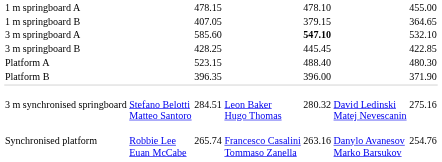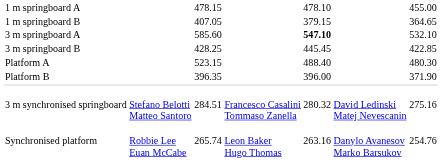(253, 110) Leon Baker Hugo Thomas -> (263, 110) Francesco Casalini Tommaso Zanella
(263, 146) Francesco Casalini Tommaso Zanella -> (253, 146) Leon Baker Hugo Thomas
